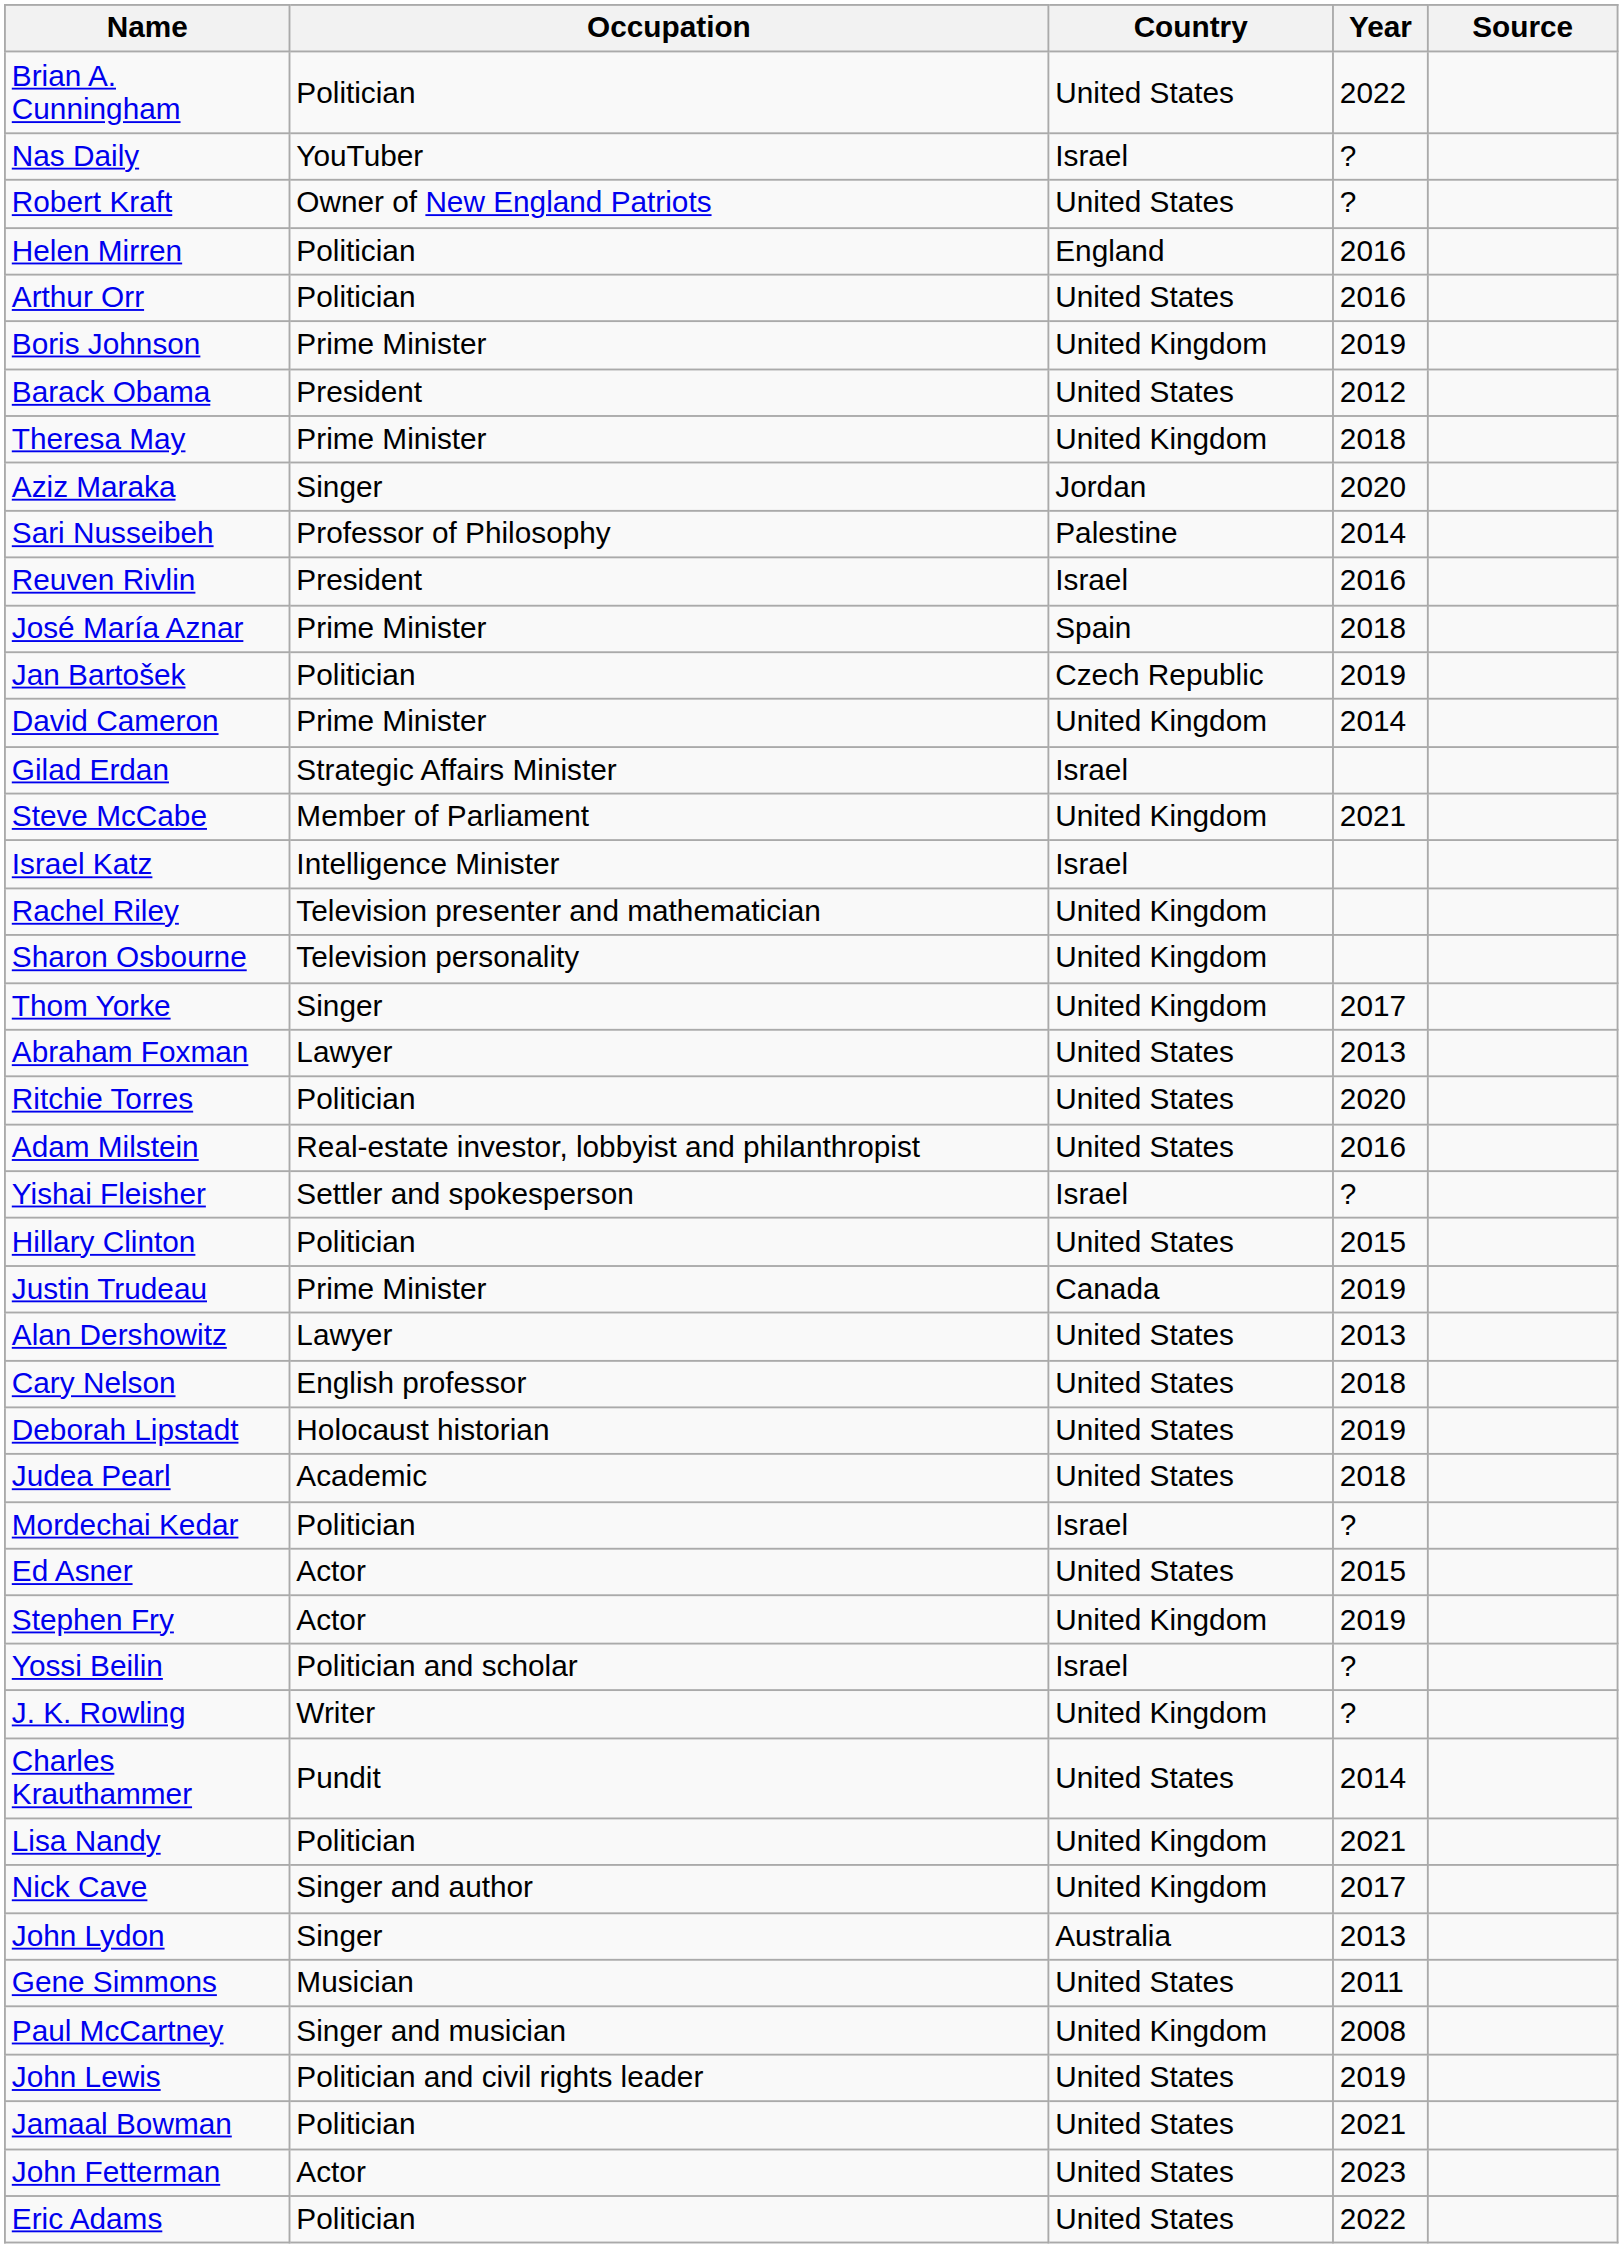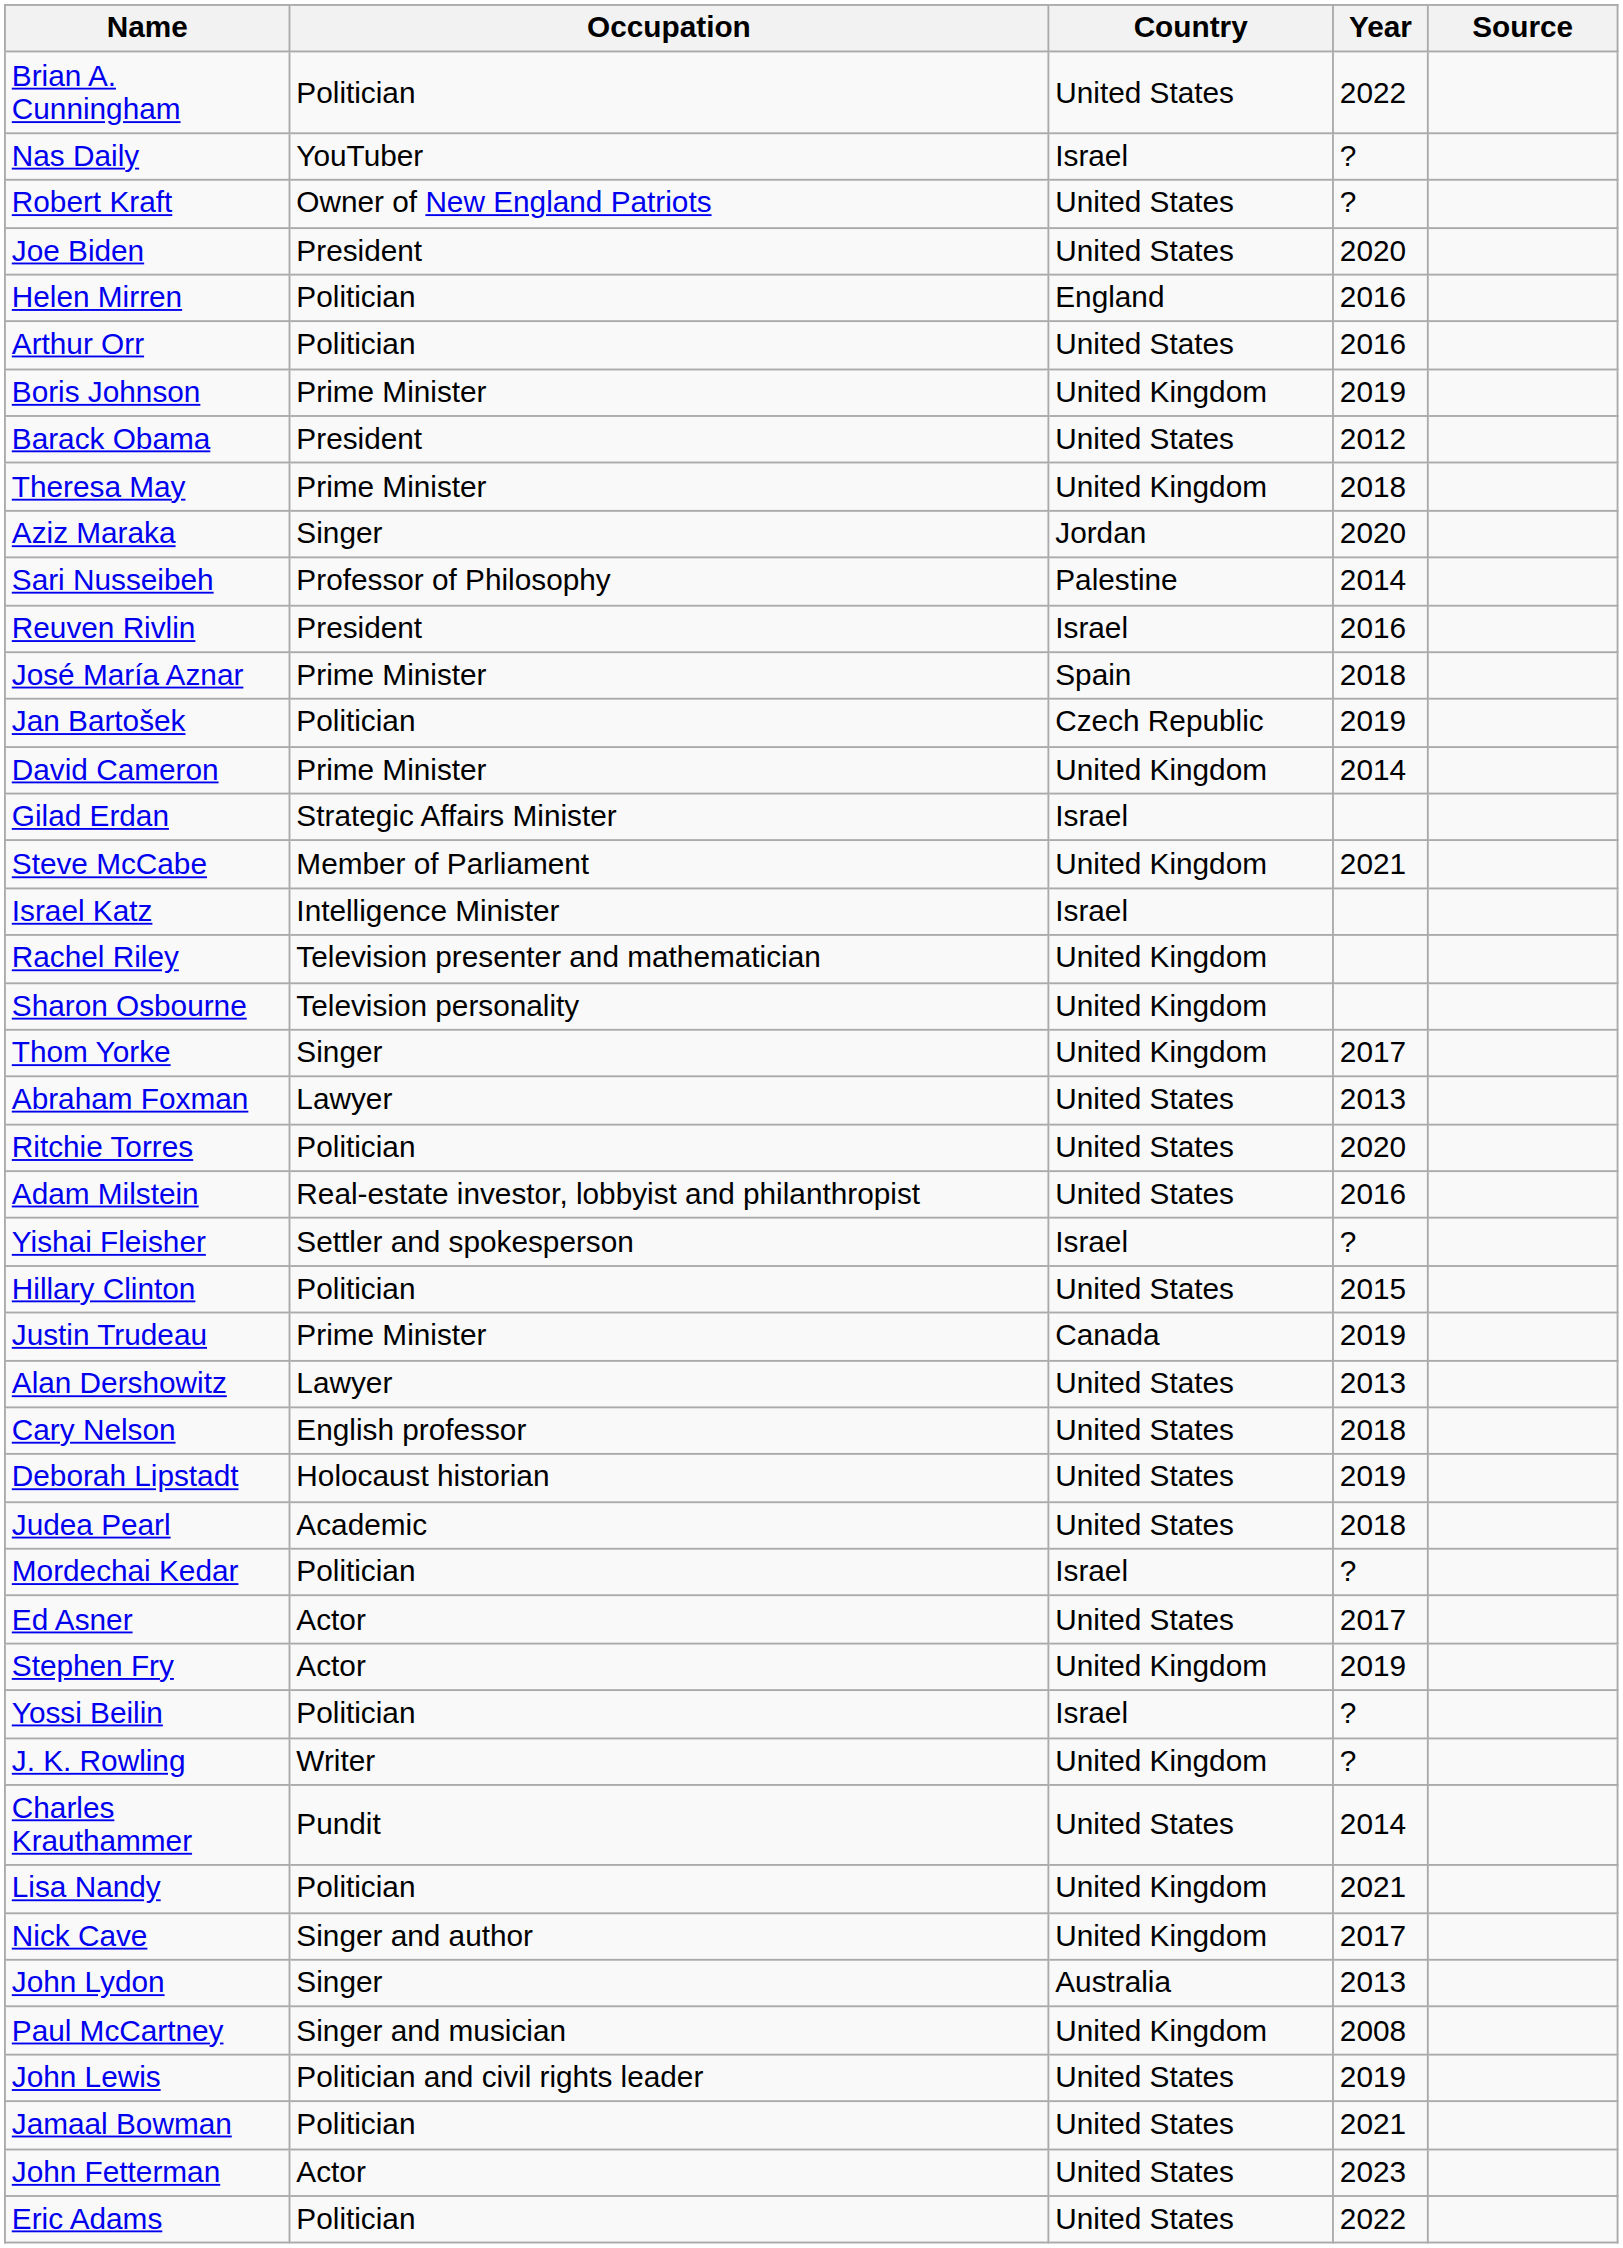+ row: (78, 250)
(1373, 1571) 2015 -> (1373, 1619) 2017
(437, 1666) Politician and scholar -> (356, 1713) Politician
- row: (114, 1982)
